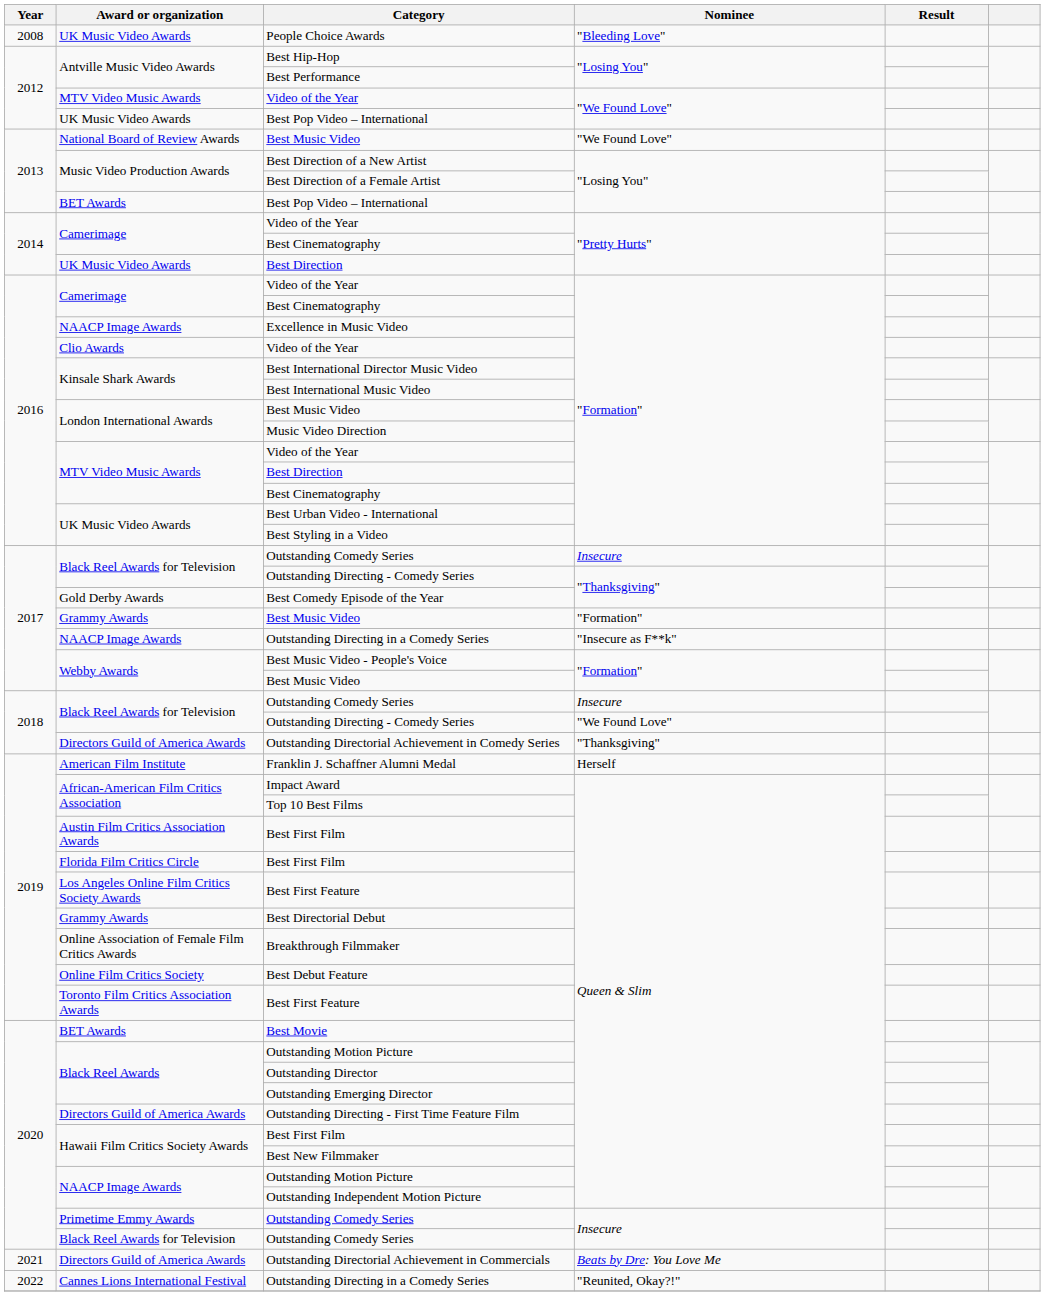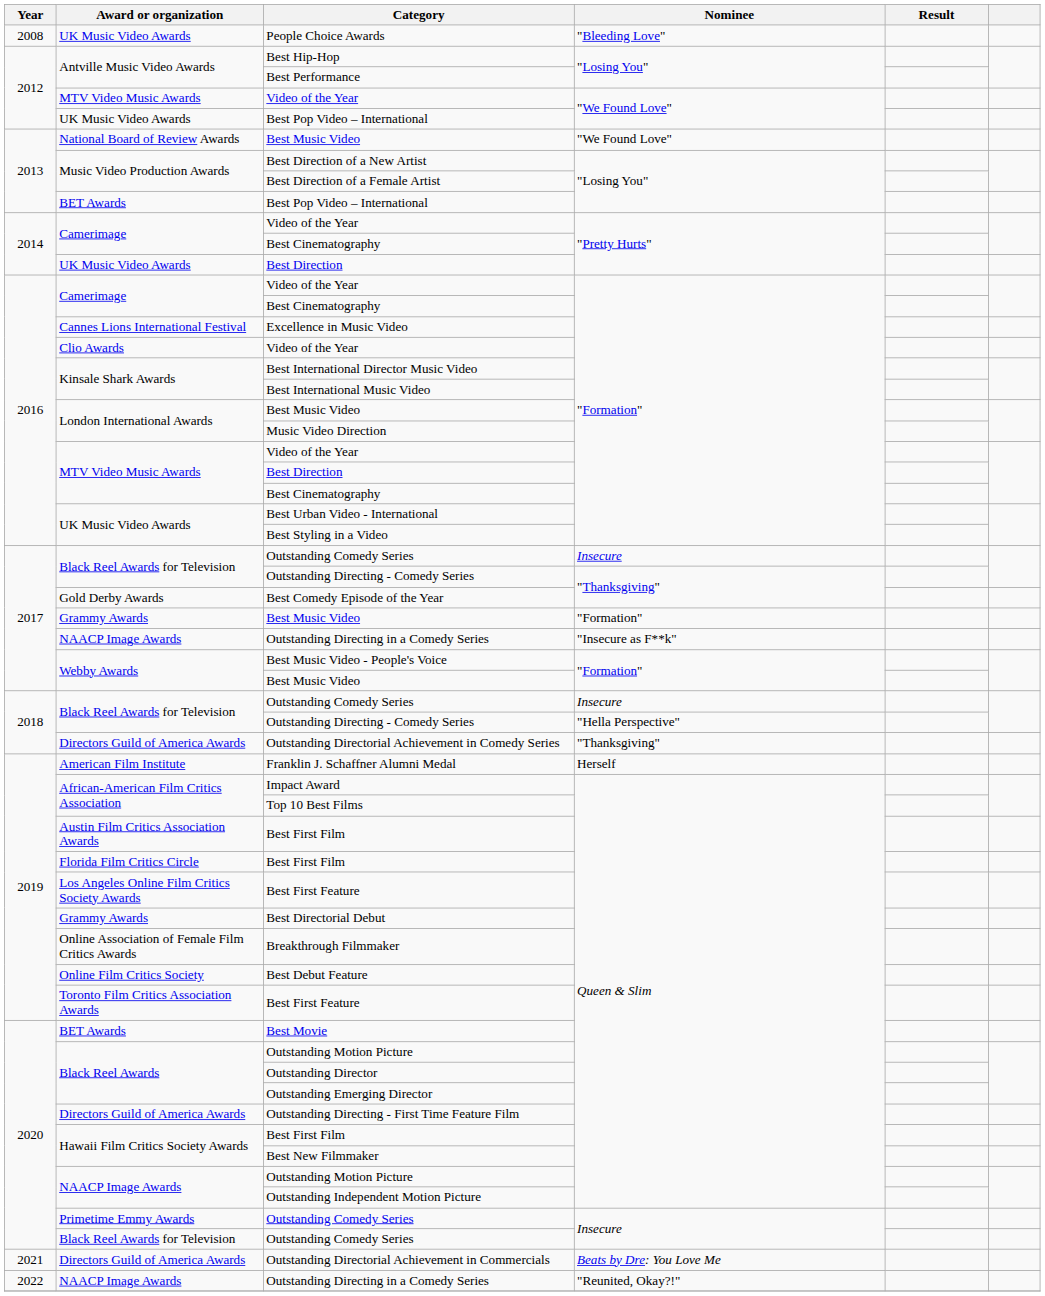(120, 327) NAACP Image Awards -> (153, 327) Cannes Lions International Festival
(624, 722) "We Found Love" -> (628, 722) "Hella Perspective"
(153, 1280) Cannes Lions International Festival -> (120, 1280) NAACP Image Awards
